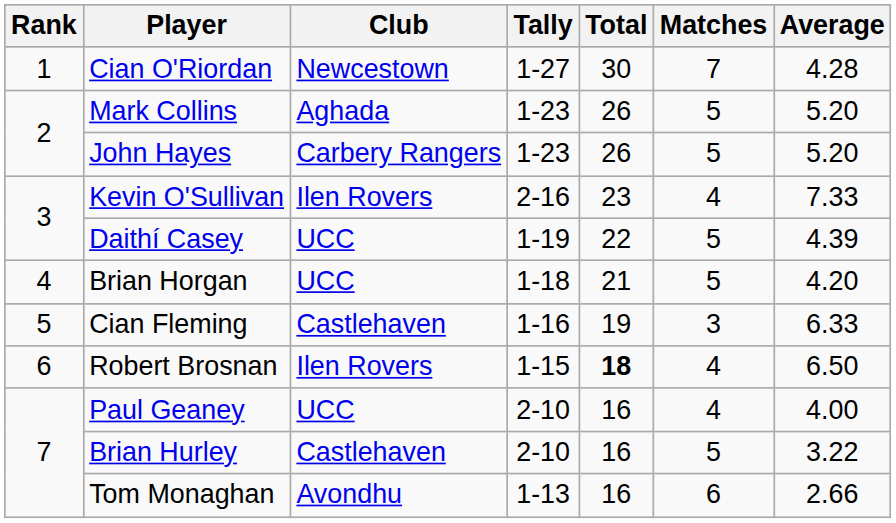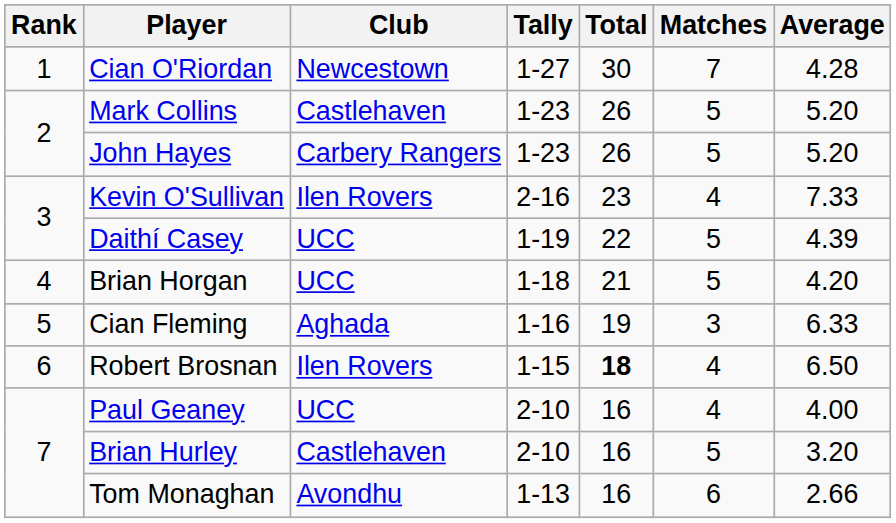(343, 111) Aghada -> (371, 111) Castlehaven
(371, 324) Castlehaven -> (343, 324) Aghada
(832, 452) 3.22 -> (832, 452) 3.20
